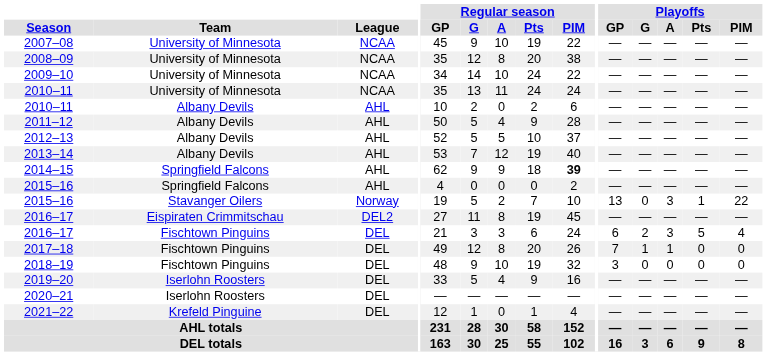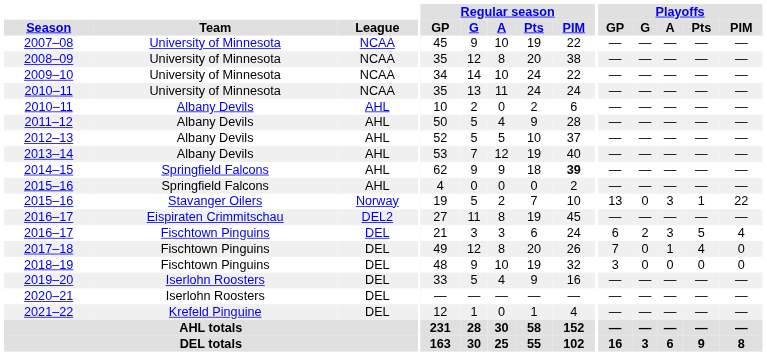(645, 249) 1 -> (645, 249) 0
(701, 249) 0 -> (701, 249) 4
